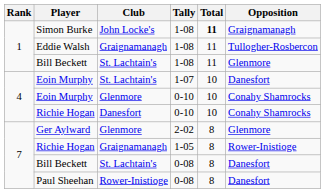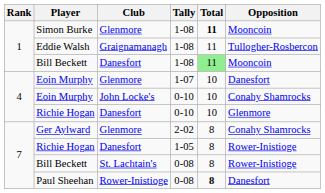(127, 29) John Locke's -> (121, 29) Glenmore
(262, 29) Graignamanagh -> (250, 29) Mooncoin
(128, 63) St. Lachtain's -> (120, 63) Danesfort
(212, 63) no background -> (212, 63) lightgreen background
(249, 63) Glenmore -> (250, 63) Mooncoin
(128, 79) St. Lachtain's -> (121, 79) Glenmore
(121, 96) Glenmore -> (127, 96) John Locke's
(269, 113) Conahy Shamrocks -> (249, 113) Glenmore
(249, 130) Glenmore -> (269, 130) Conahy Shamrocks
(133, 146) Graignamanagh -> (120, 146) Danesfort
(249, 163) Danesfort -> (262, 163) Rower-Inistioge
(212, 180) normal -> (212, 180) bold
